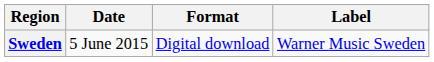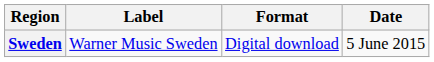columns swapped: (109, 17) <-> (351, 17)
